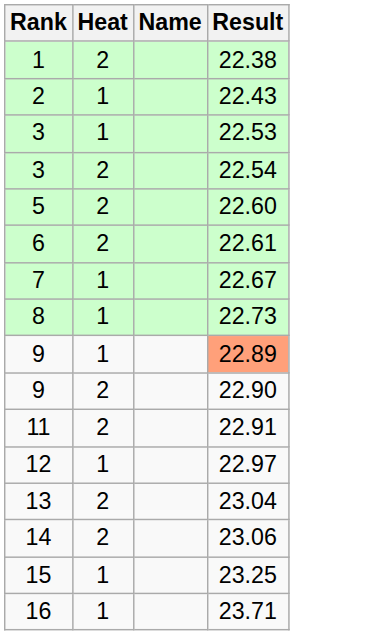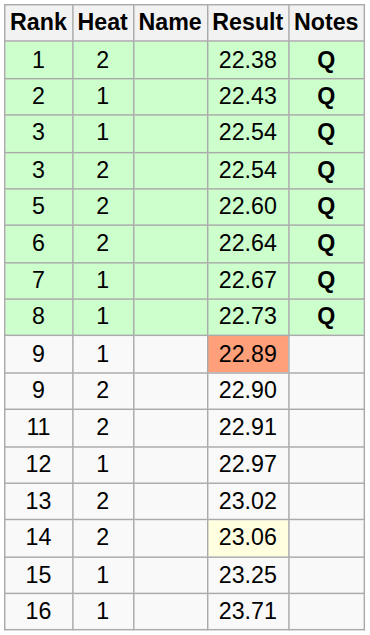+ column: (326, 22)
(248, 133) 22.53 -> (248, 133) 22.54
(248, 243) 22.61 -> (248, 243) 22.64
(248, 501) 23.04 -> (248, 501) 23.02
(248, 538) no background -> (248, 538) lightyellow background
